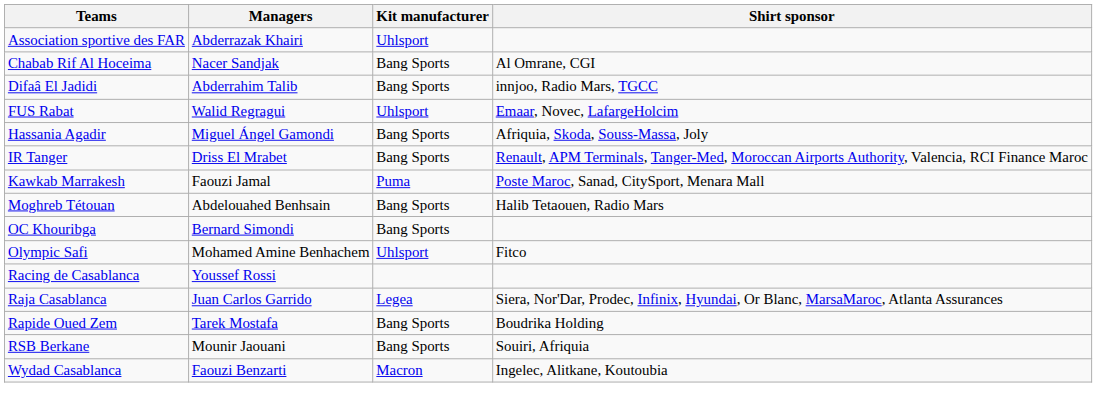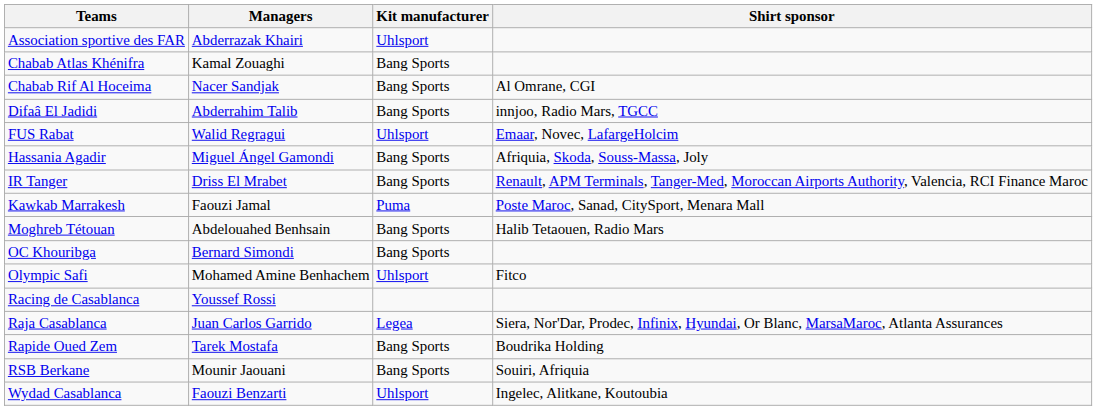+ row: (76, 63)
(399, 370) Macron -> (402, 393) Uhlsport
